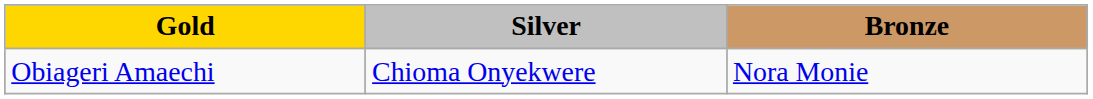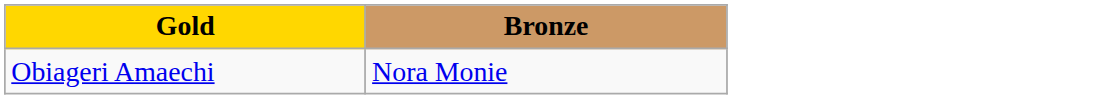- column: (546, 26)
